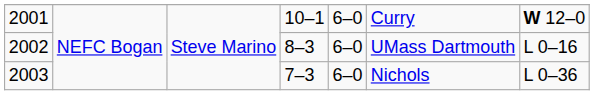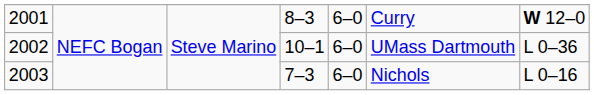(304, 18) 10–1 -> (299, 18) 8–3
(299, 47) 8–3 -> (304, 47) 10–1
(551, 47) L 0–16 -> (551, 47) L 0–36
(551, 75) L 0–36 -> (551, 75) L 0–16
